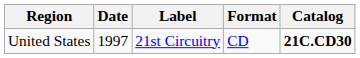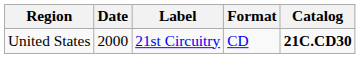(113, 41) 1997 -> (113, 41) 2000
